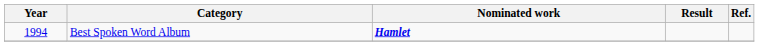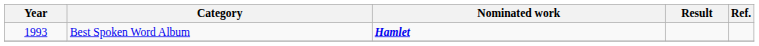(36, 31) 1994 -> (36, 31) 1993
